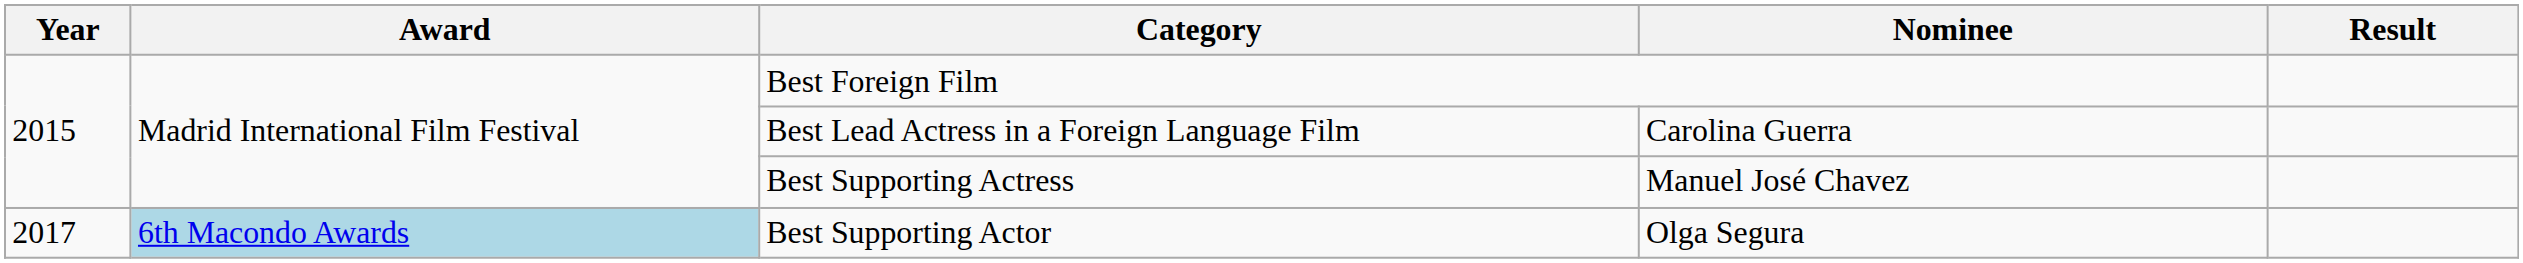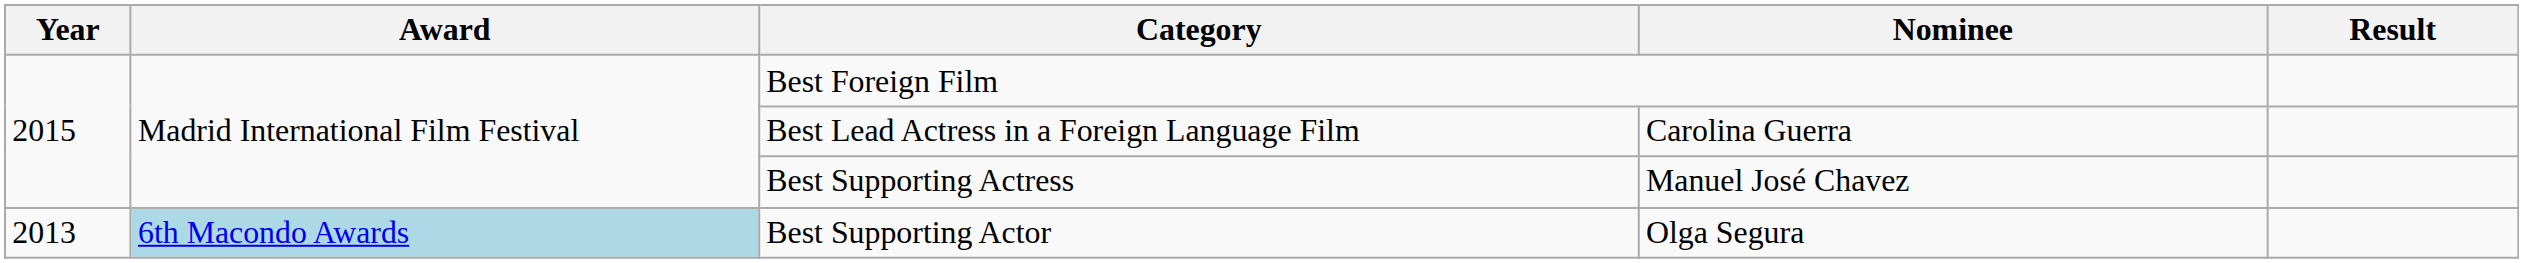(44, 231) 2017 -> (44, 231) 2013
